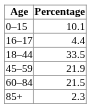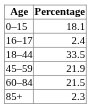(76, 26) 10.1 -> (76, 26) 18.1
(78, 40) 4.4 -> (78, 40) 2.4
